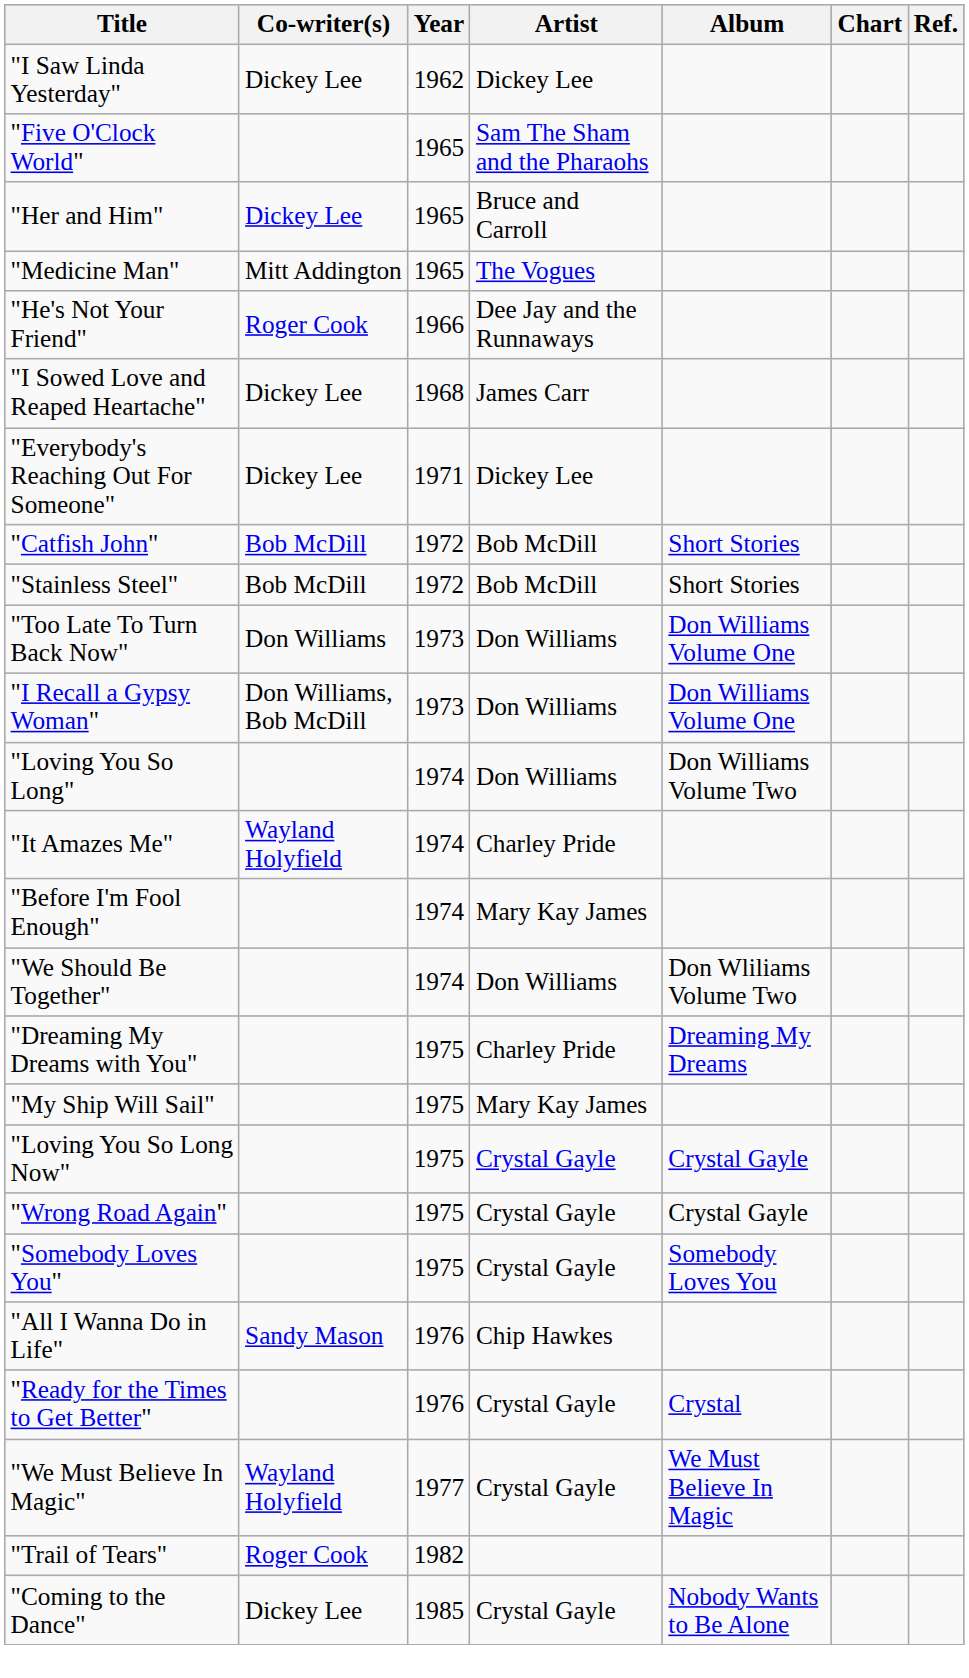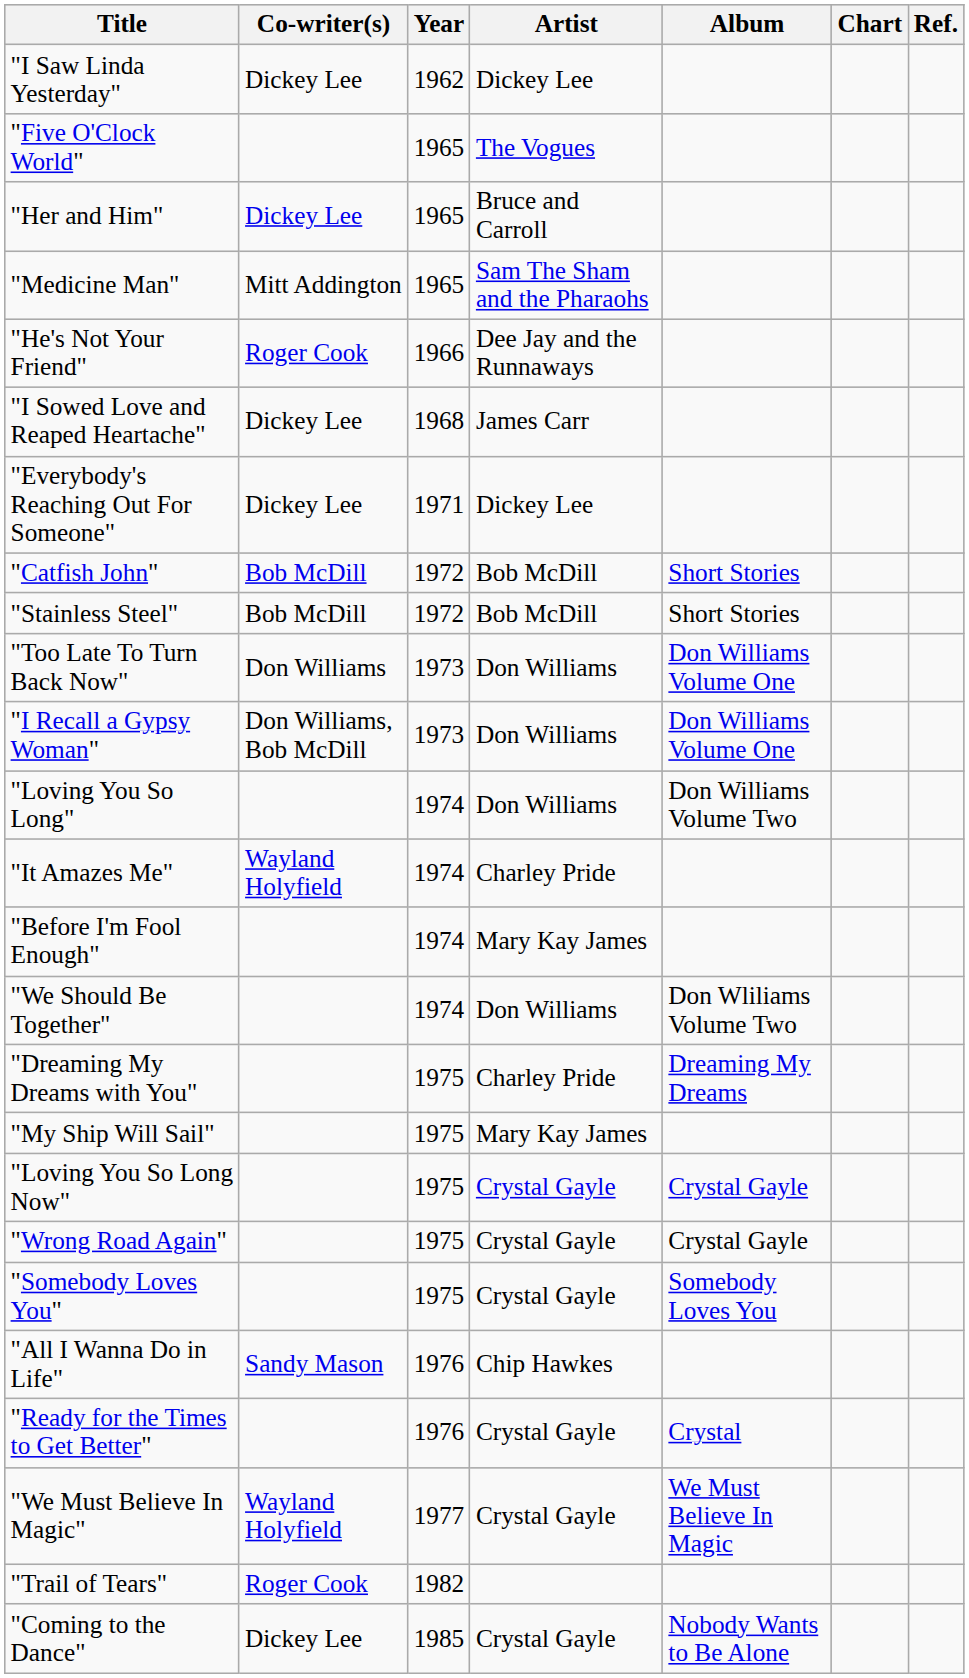(562, 147) Sam The Sham and the Pharaohs -> (535, 147) The Vogues
(535, 270) The Vogues -> (562, 284) Sam The Sham and the Pharaohs
